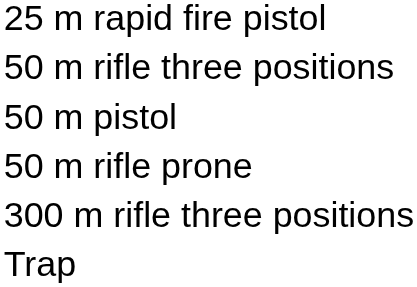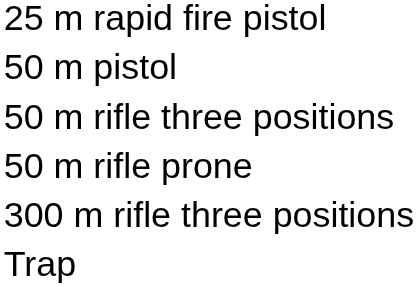rows swapped: (90, 116) <-> (199, 67)
